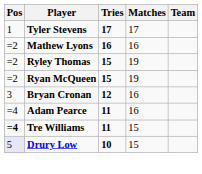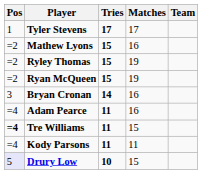(106, 45) 16 -> (106, 45) 15
(106, 95) 12 -> (106, 95) 14
+ row: (58, 144)
